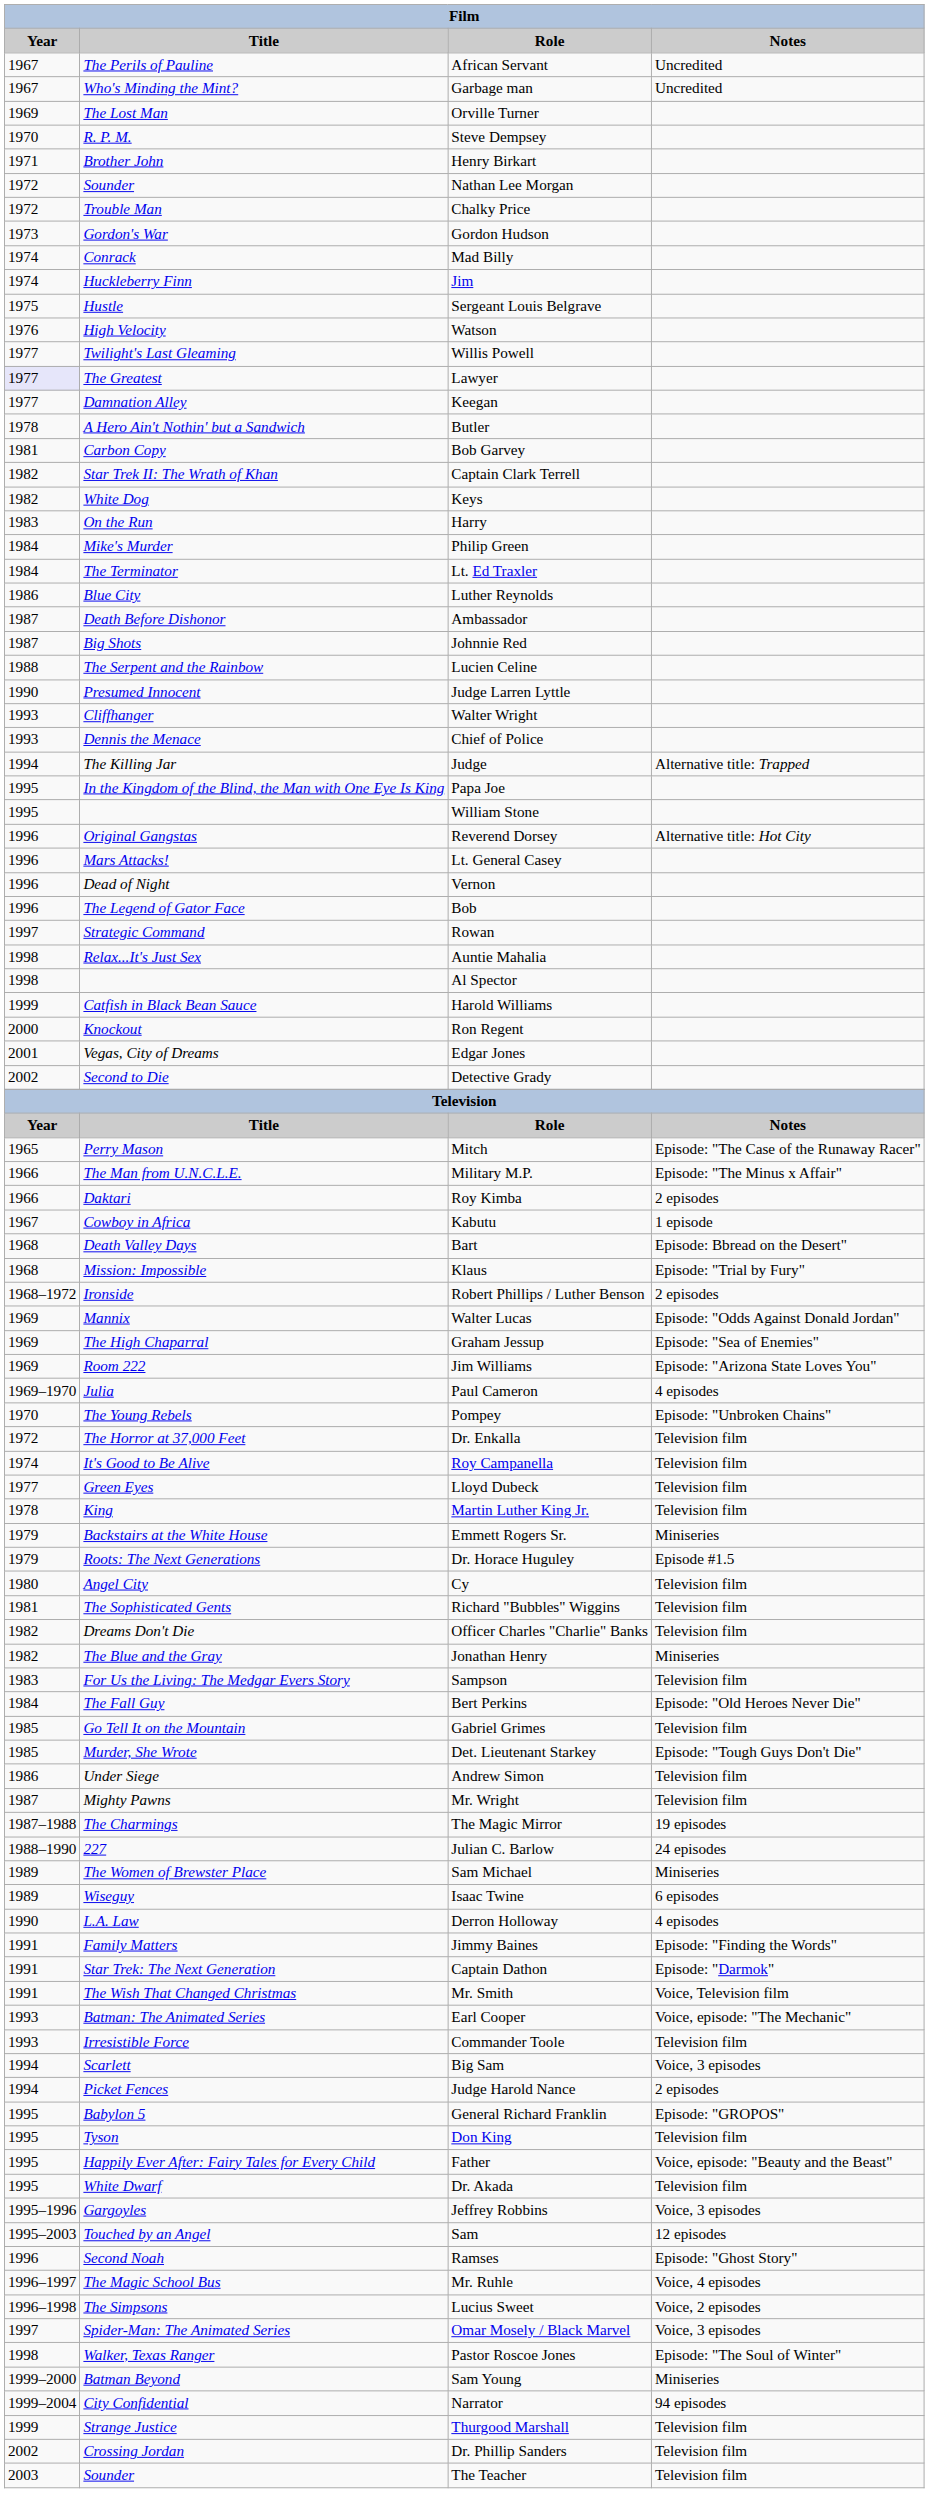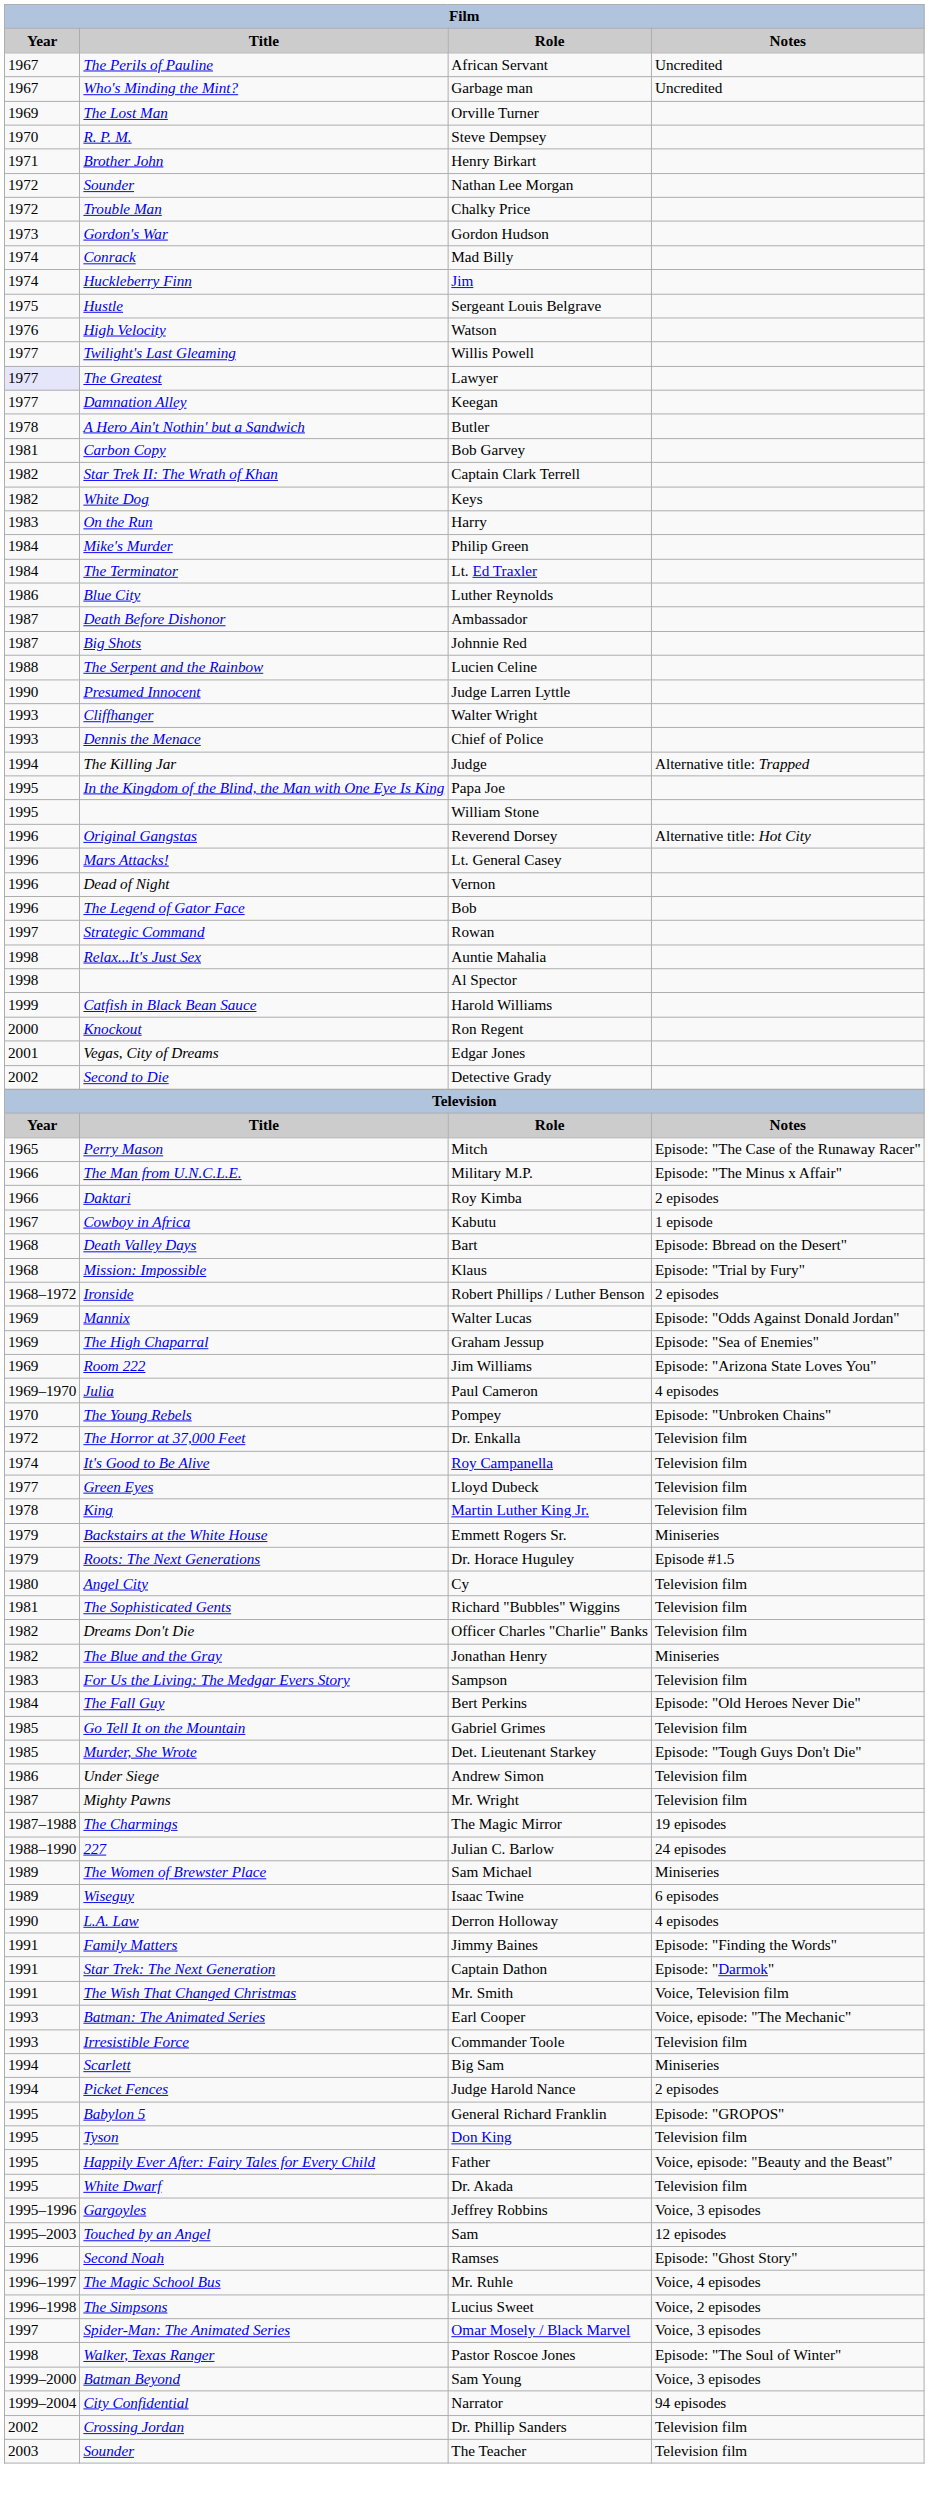(708, 2065) Voice, 3 episodes -> (687, 2065) Miniseries
(687, 2378) Miniseries -> (708, 2378) Voice, 3 episodes
- row: (510, 2427)
